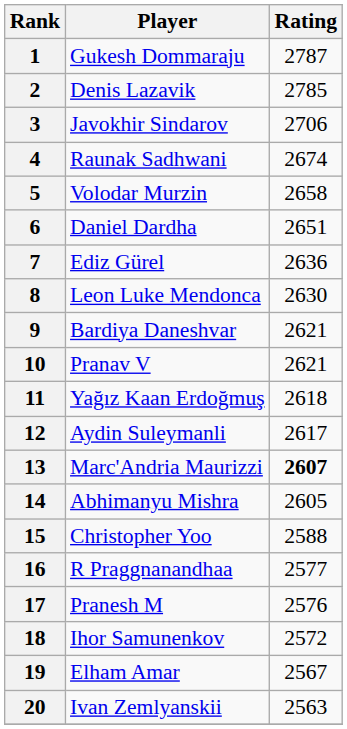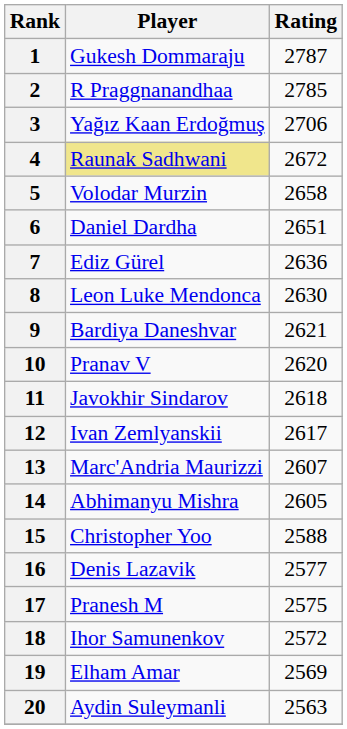(133, 90) Denis Lazavik -> (151, 90) R Praggnanandhaa
(149, 124) Javokhir Sindarov -> (167, 124) Yağız Kaan Erdoğmuş
(148, 158) no background -> (148, 158) khaki background
(306, 158) 2674 -> (306, 158) 2672
(306, 364) 2621 -> (306, 364) 2620
(167, 398) Yağız Kaan Erdoğmuş -> (149, 398) Javokhir Sindarov
(148, 432) Aydin Suleymanli -> (146, 432) Ivan Zemlyanskii
(306, 466) bold -> (306, 466) normal
(151, 569) R Praggnanandhaa -> (133, 569) Denis Lazavik
(306, 603) 2576 -> (306, 603) 2575
(306, 672) 2567 -> (306, 672) 2569
(146, 706) Ivan Zemlyanskii -> (148, 706) Aydin Suleymanli
